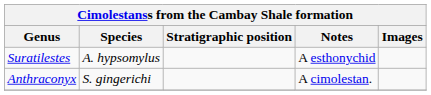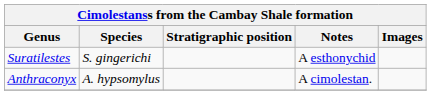(121, 57) A. hypsomylus -> (117, 57) S. gingerichi
(117, 79) S. gingerichi -> (121, 79) A. hypsomylus
